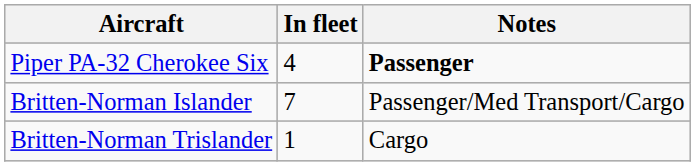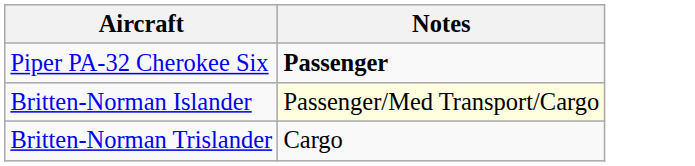- column: (321, 23)
(527, 101) no background -> (441, 101) lightyellow background
